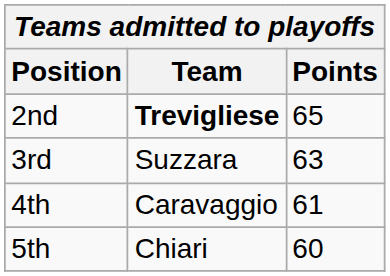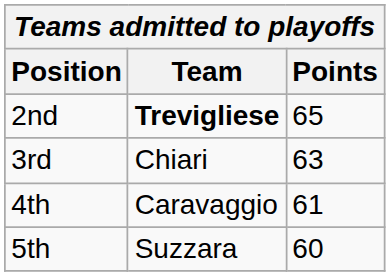(186, 159) Suzzara -> (171, 159) Chiari
(171, 248) Chiari -> (186, 248) Suzzara
